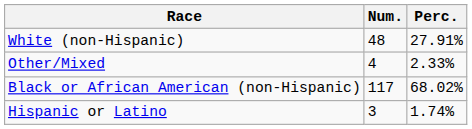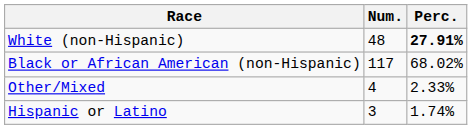(436, 40) normal -> (436, 40) bold
rows swapped: (184, 88) <-> (57, 64)
